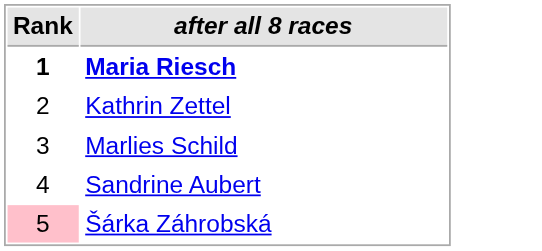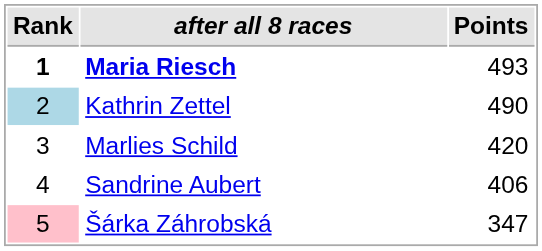+ column: (491, 26)
(43, 106) no background -> (43, 106) lightblue background
